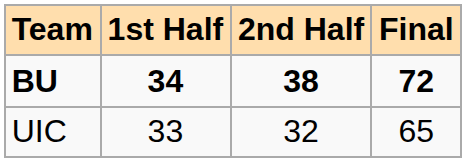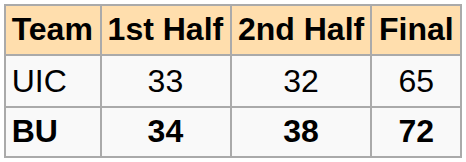rows swapped: (39, 131) <-> (35, 80)
